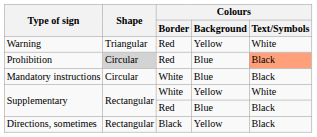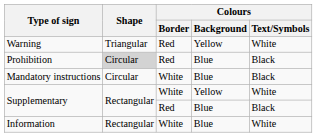(263, 60) lightsalmon background -> (263, 60) no background
- row: (52, 124)
+ row: (31, 124)
